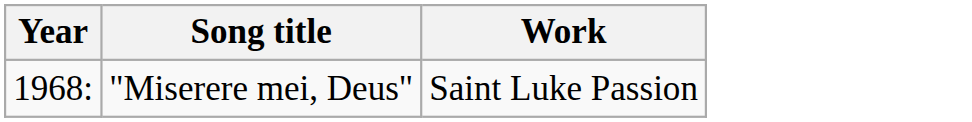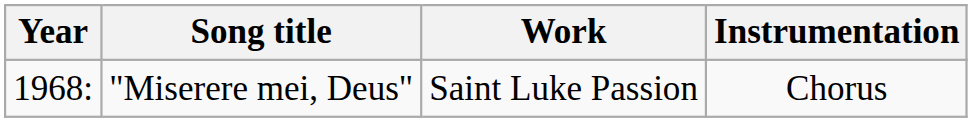+ column: (837, 32)
